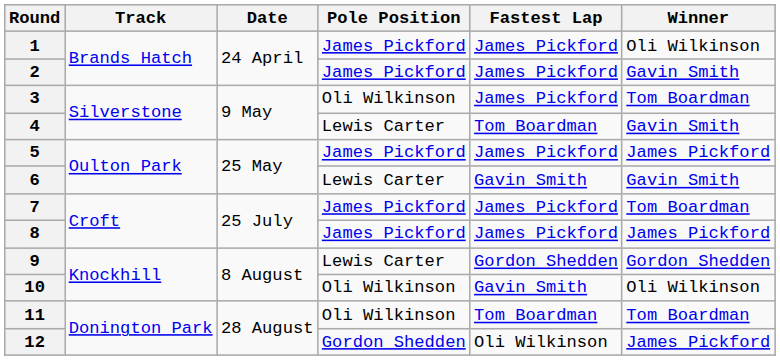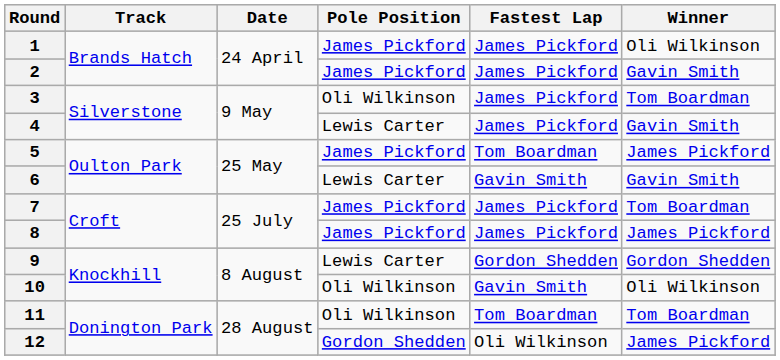(536, 126) Tom Boardman -> (546, 126) James Pickford
(546, 153) James Pickford -> (536, 153) Tom Boardman
